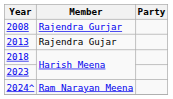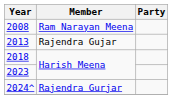(80, 27) Rajendra Gurjar -> (86, 27) Ram Narayan Meena
(86, 87) Ram Narayan Meena -> (80, 87) Rajendra Gurjar
